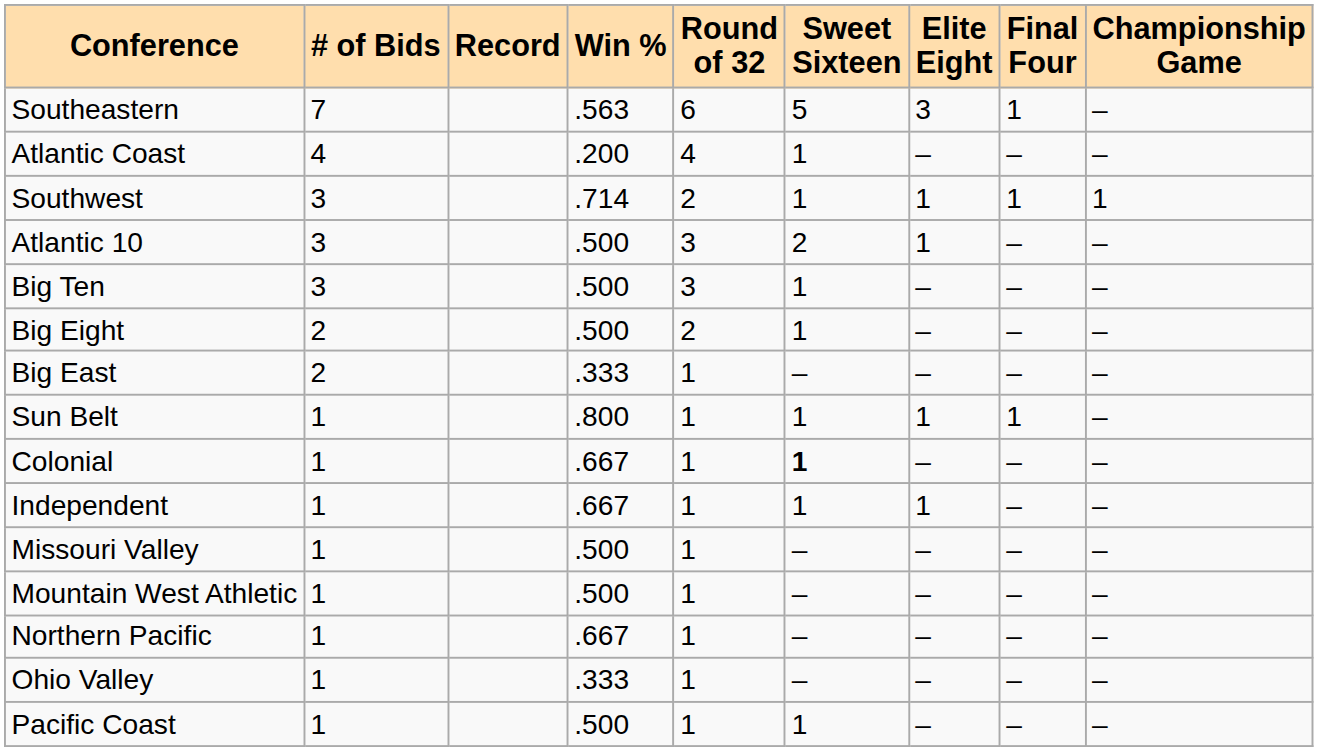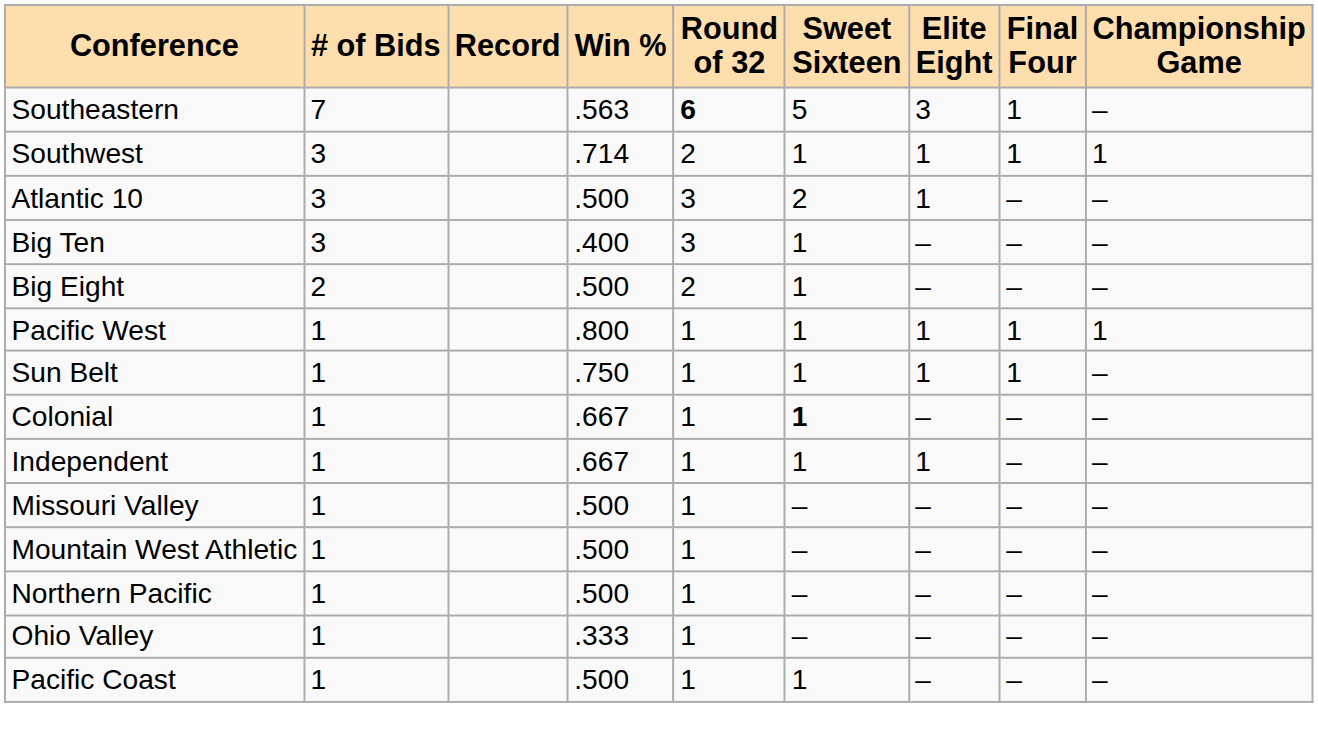(688, 110) normal -> (688, 110) bold
- row: (98, 154)
(602, 286) .500 -> (602, 242) .400
- row: (64, 373)
+ row: (89, 329)
(602, 417) .800 -> (602, 373) .750
(602, 636) .667 -> (602, 593) .500
